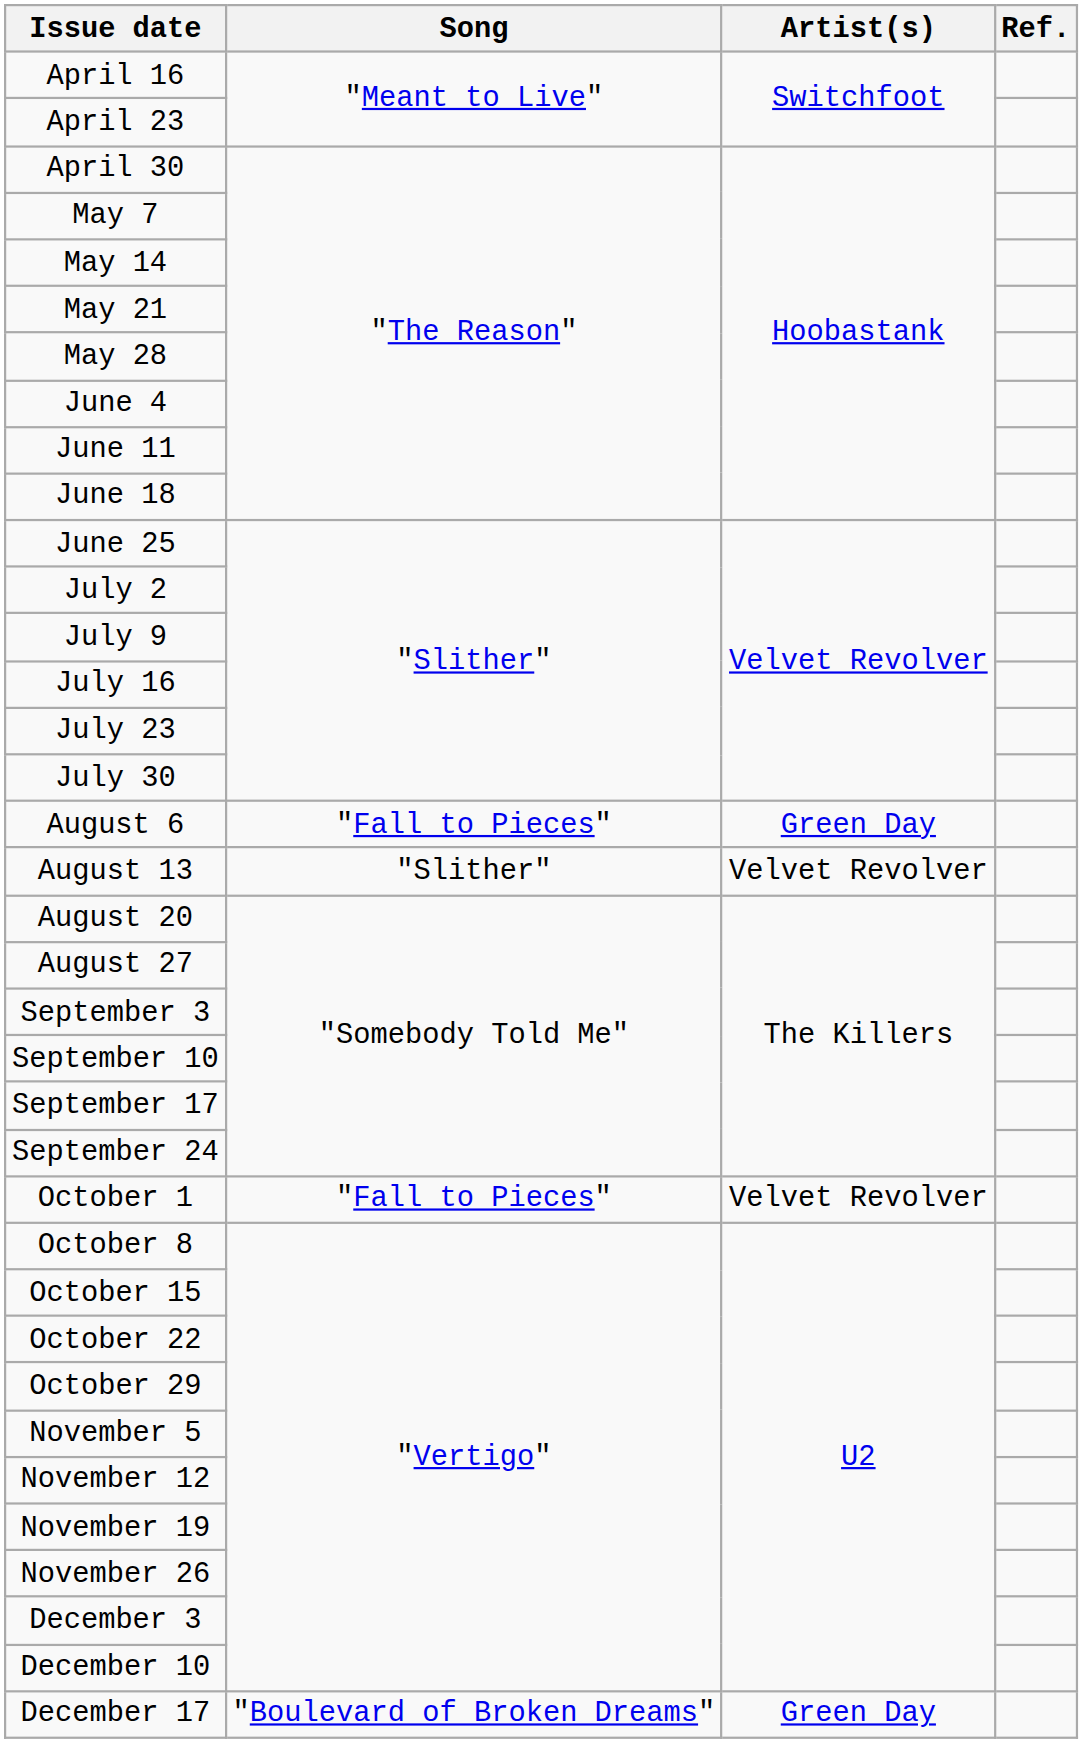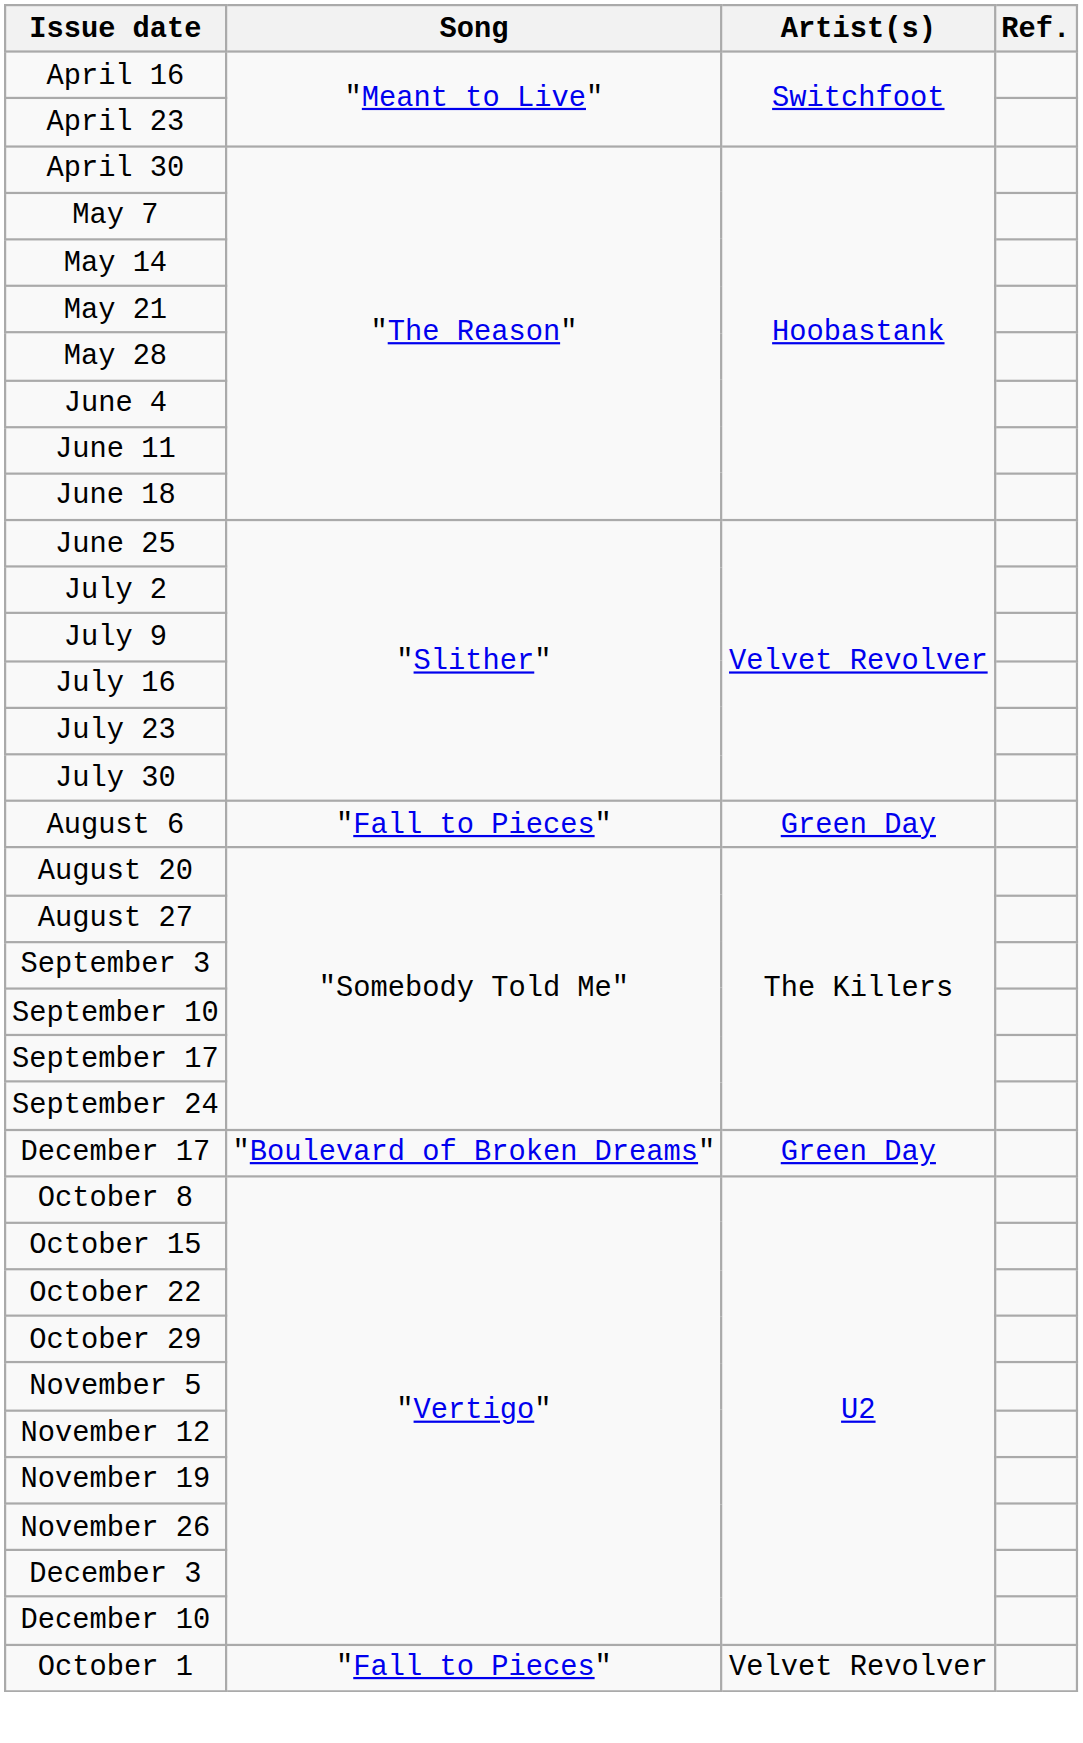- row: (115, 871)
rows swapped: (115, 1199) <-> (115, 1714)
